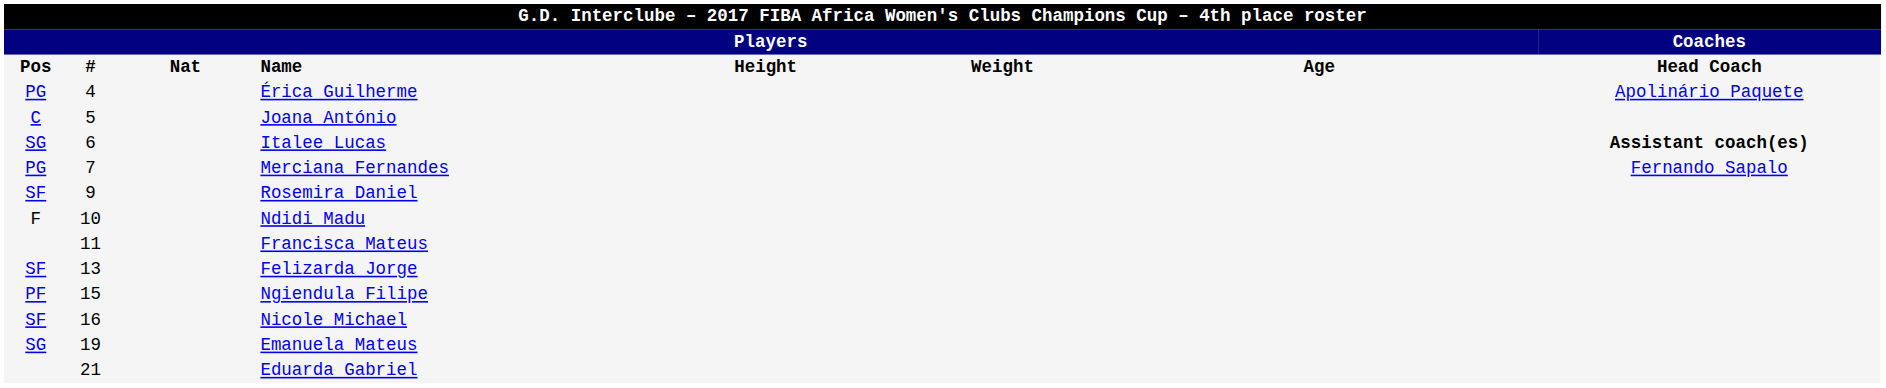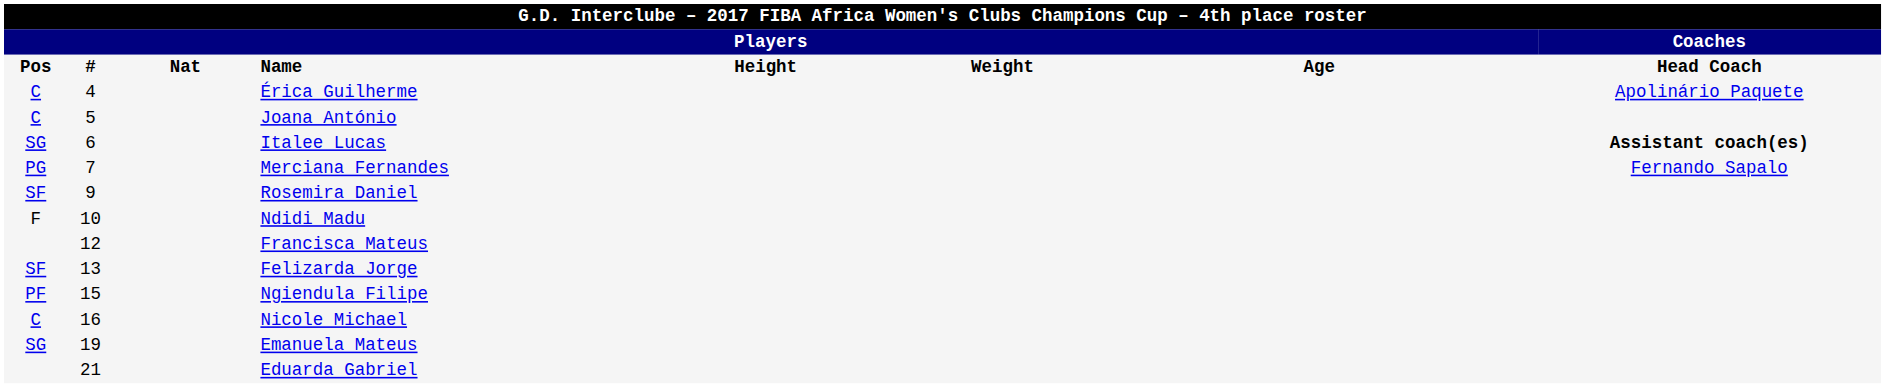(36, 92) PG -> (36, 92) C
(91, 244) 11 -> (91, 244) 12
(36, 320) SF -> (36, 320) C
